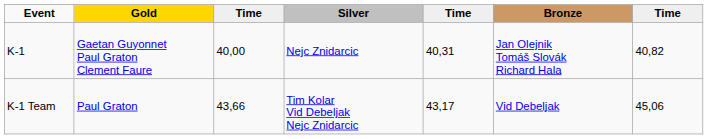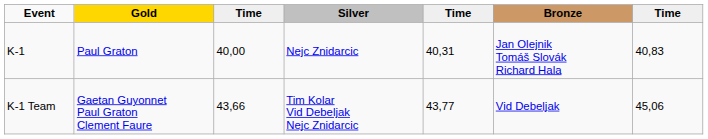(122, 57) Gaetan Guyonnet Paul Graton Clement Faure -> (107, 51) Paul Graton
(650, 51) 40,82 -> (650, 51) 40,83
(107, 107) Paul Graton -> (122, 113) Gaetan Guyonnet Paul Graton Clement Faure
(440, 107) 43,17 -> (440, 107) 43,77
